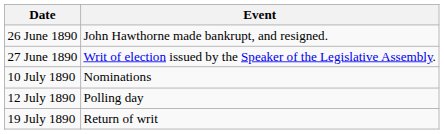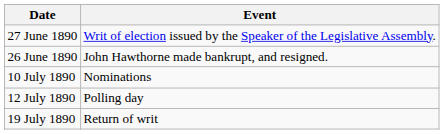rows swapped: (42, 35) <-> (42, 56)
